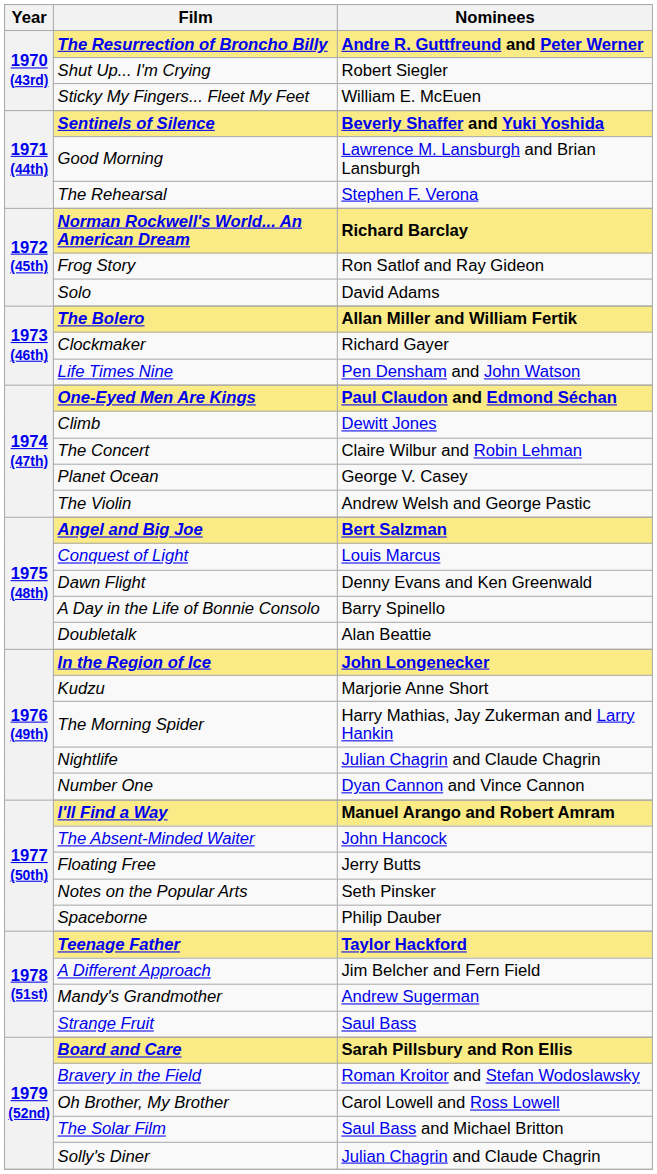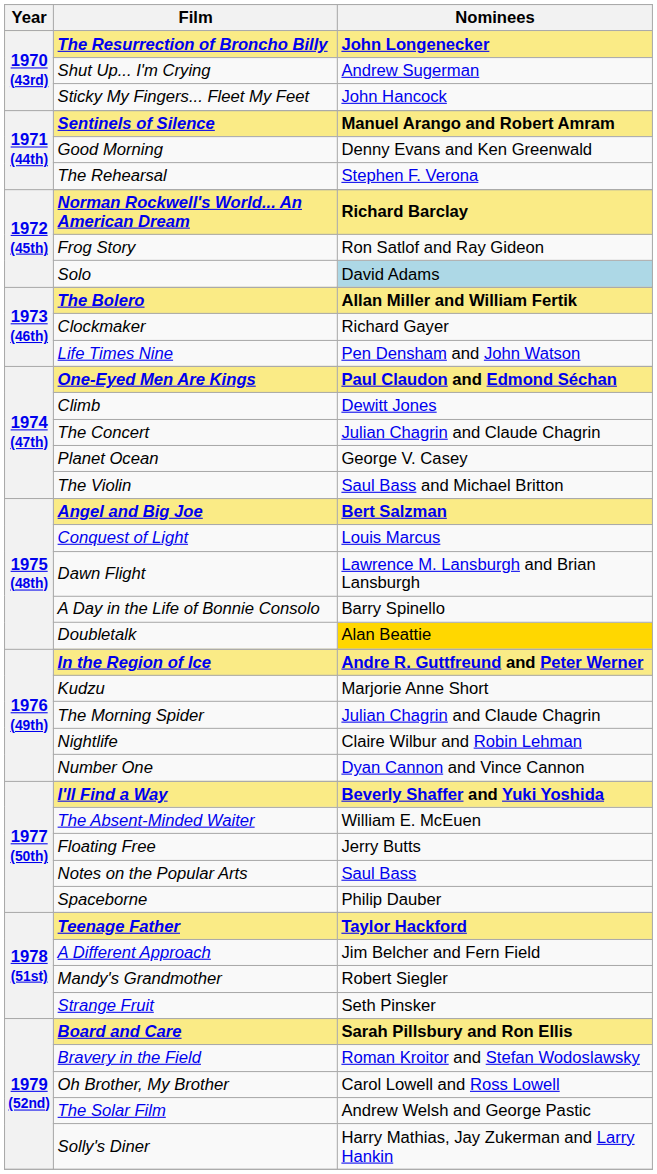(492, 44) Andre R. Guttfreund and Peter Werner -> (415, 44) John Longenecker
(395, 70) Robert Siegler -> (410, 70) Andrew Sugerman
(411, 96) William E. McEuen -> (394, 96) John Hancock
(473, 123) Beverly Shaffer and Yuki Yoshida -> (478, 123) Manuel Arango and Robert Amram
(469, 159) Lawrence M. Lansburgh and Brian Lansburgh -> (467, 149) Denny Evans and Ken Greenwald
(390, 292) no background -> (390, 273) lightblue background
(462, 450) Claire Wilbur and Robin Lehman -> (471, 432) Julian Chagrin and Claude Chagrin
(466, 503) Andrew Welsh and George Pastic -> (452, 485) Saul Bass and Michael Britton
(467, 582) Denny Evans and Ken Greenwald -> (469, 573) Lawrence M. Lansburgh and Brian Lansburgh
(386, 635) no background -> (386, 635) gold background
(415, 662) John Longenecker -> (492, 662) Andre R. Guttfreund and Peter Werner
(488, 724) Harry Mathias, Jay Zukerman and Larry Hankin -> (471, 714) Julian Chagrin and Claude Chagrin
(471, 759) Julian Chagrin and Claude Chagrin -> (462, 741) Claire Wilbur and Robin Lehman
(478, 812) Manuel Arango and Robert Amram -> (473, 794) Beverly Shaffer and Yuki Yoshida
(394, 839) John Hancock -> (411, 820) William E. McEuen
(389, 891) Seth Pinsker -> (379, 873) Saul Bass
(410, 997) Andrew Sugerman -> (395, 978) Robert Siegler
(379, 1023) Saul Bass -> (389, 1005) Seth Pinsker
(452, 1129) Saul Bass and Michael Britton -> (466, 1110) Andrew Welsh and George Pastic
(471, 1155) Julian Chagrin and Claude Chagrin -> (488, 1146) Harry Mathias, Jay Zukerman and Larry Hankin
